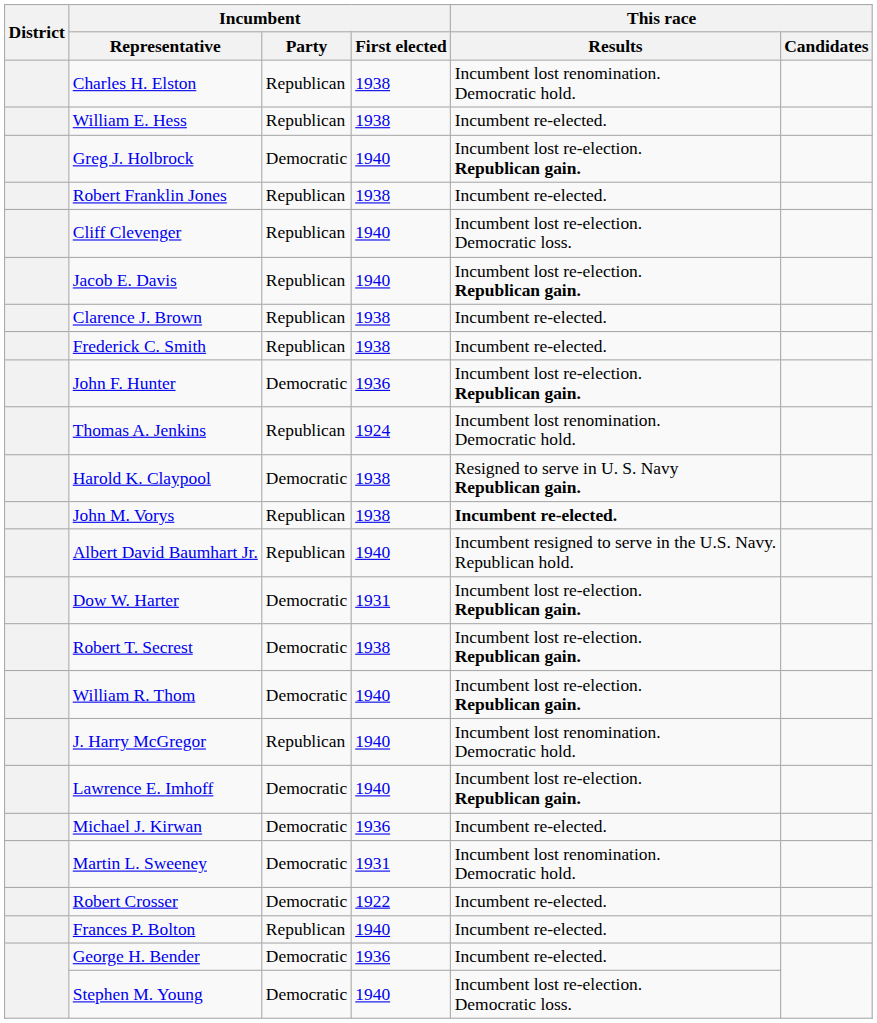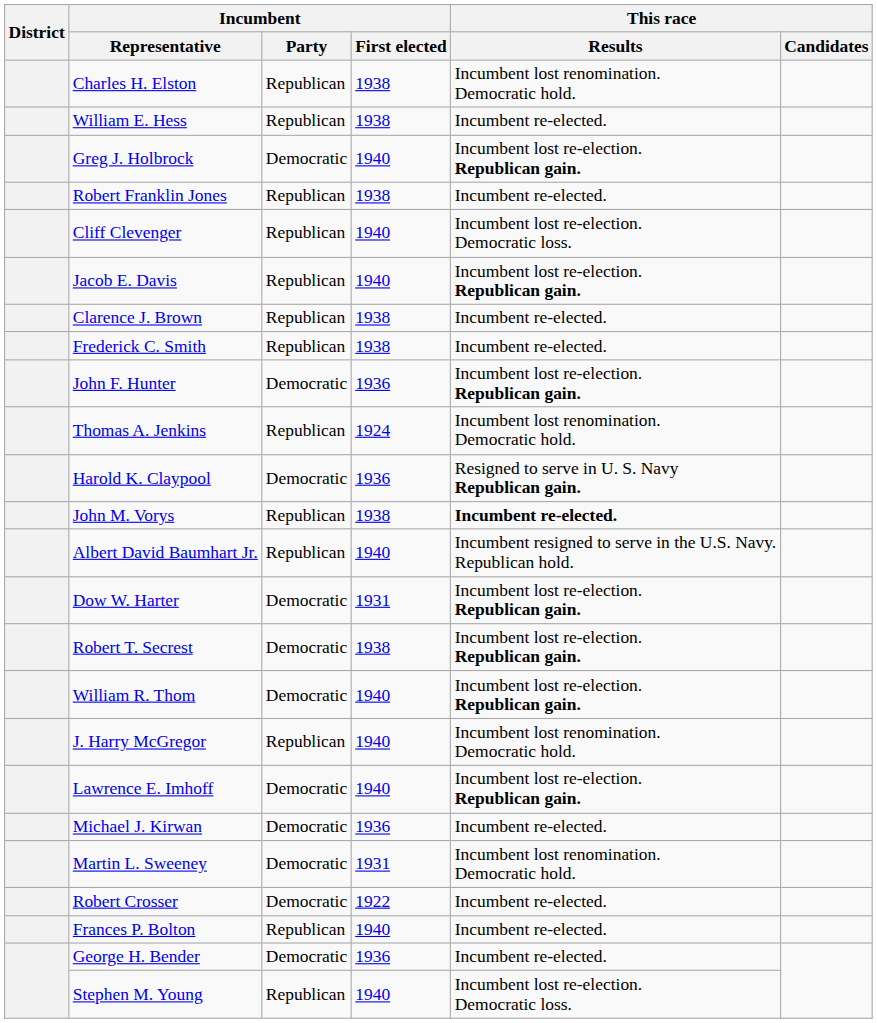(373, 477) 1938 -> (373, 477) 1936
(307, 994) Democratic -> (306, 994) Republican
